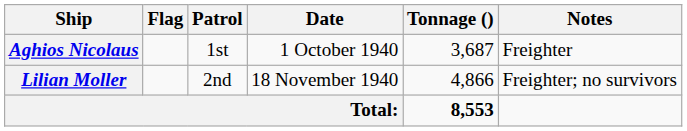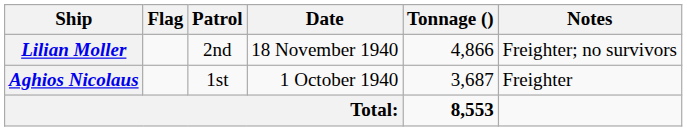rows swapped: (74, 49) <-> (74, 79)
